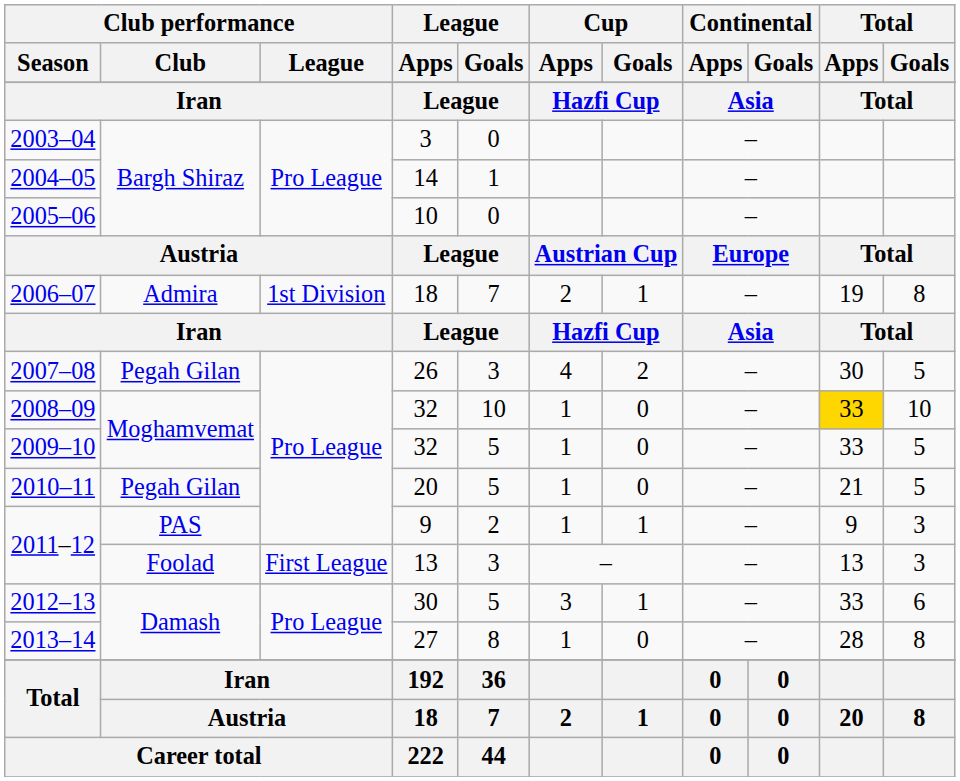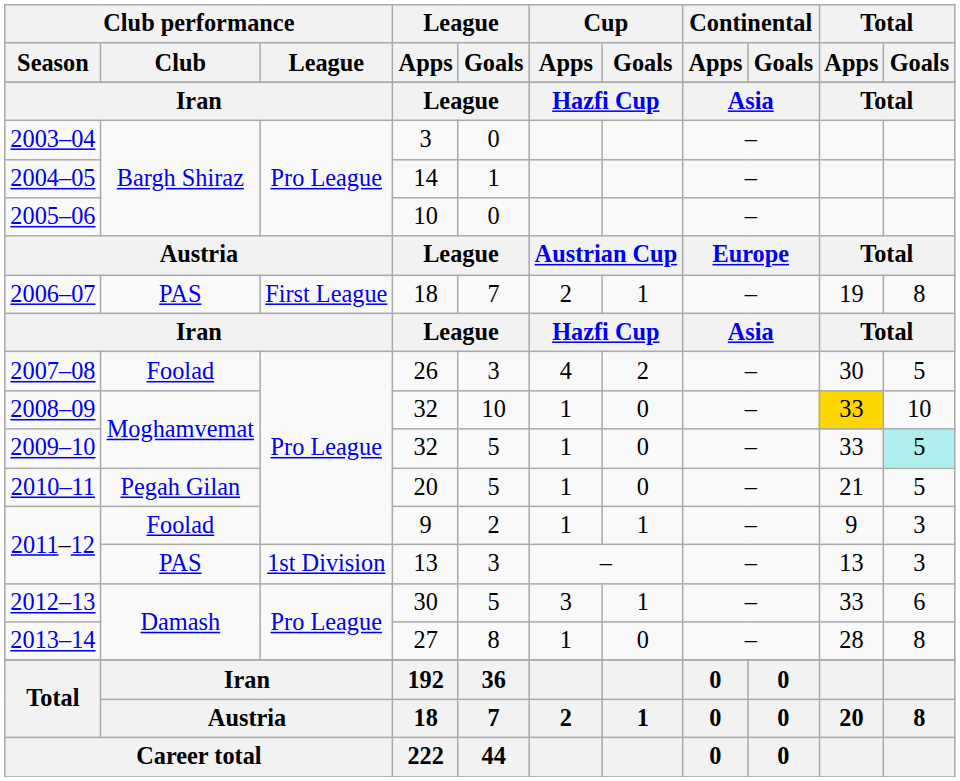(180, 293) Admira -> (180, 293) PAS
(326, 293) 1st Division -> (326, 293) First League
(180, 370) Pegah Gilan -> (180, 370) Foolad
(919, 448) no background -> (919, 448) paleturquoise background
(180, 525) PAS -> (180, 525) Foolad
(180, 563) Foolad -> (180, 563) PAS
(326, 563) First League -> (326, 563) 1st Division
